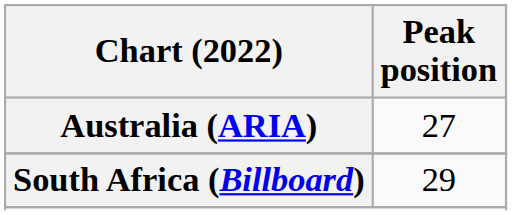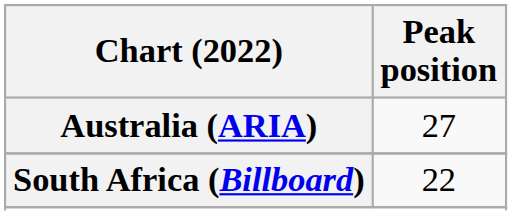(439, 179) 29 -> (439, 179) 22
